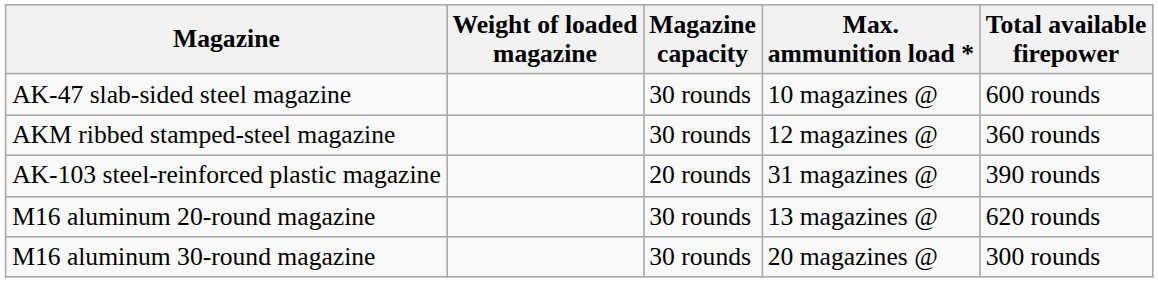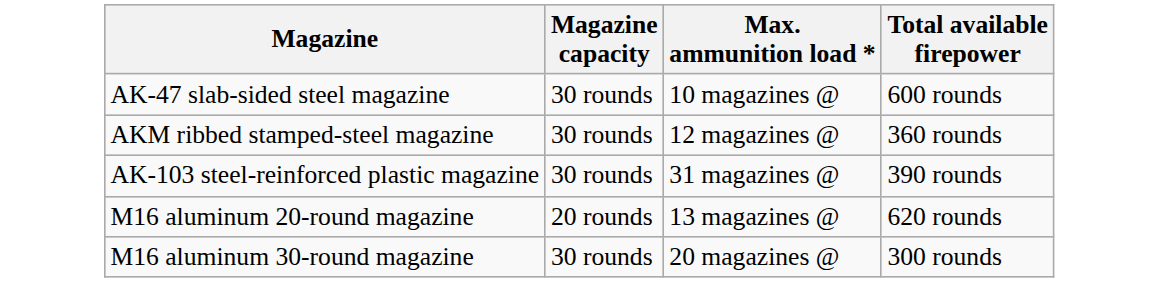- column: (545, 39)
(700, 175) 20 rounds -> (602, 175) 30 rounds
(700, 216) 30 rounds -> (602, 216) 20 rounds
